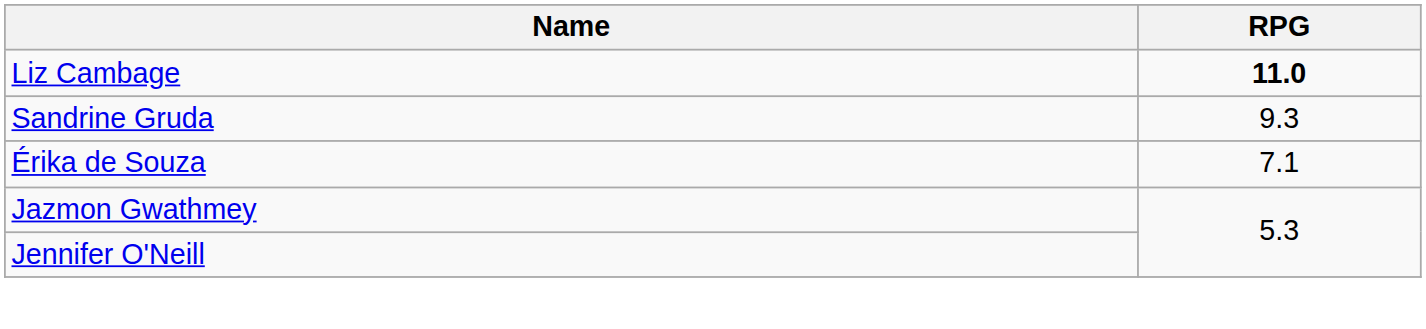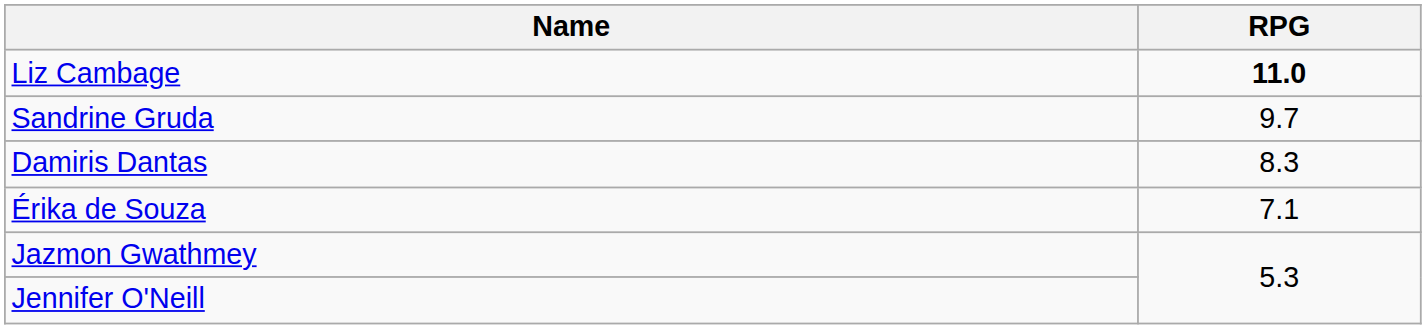(1279, 118) 9.3 -> (1279, 118) 9.7
+ row: (109, 163)
